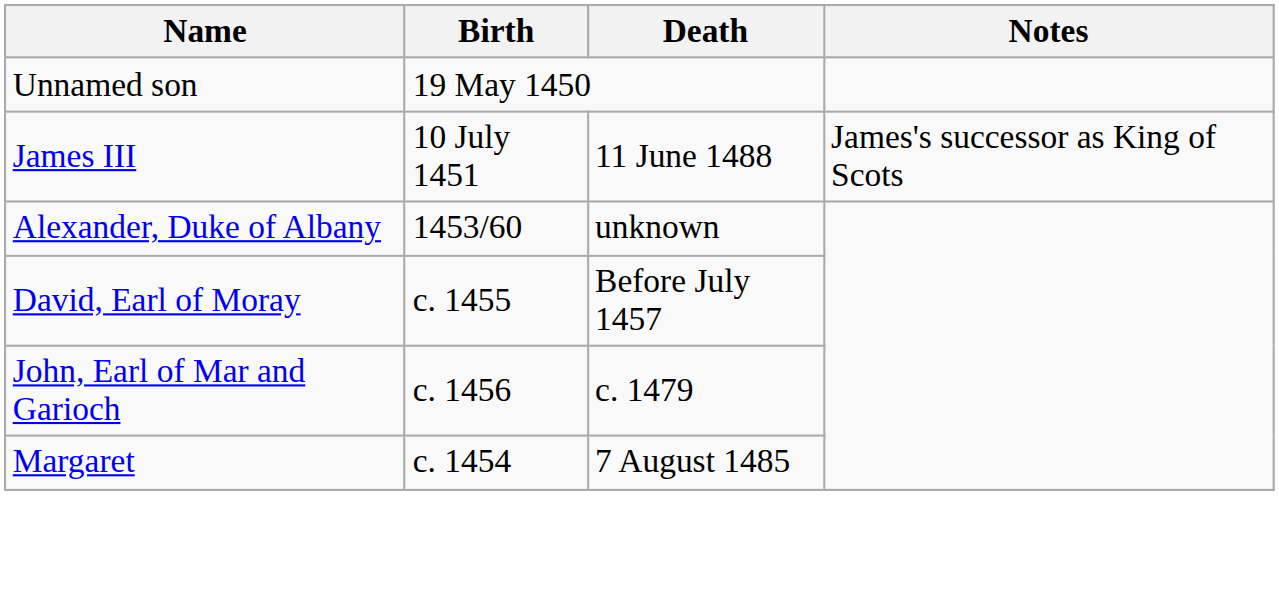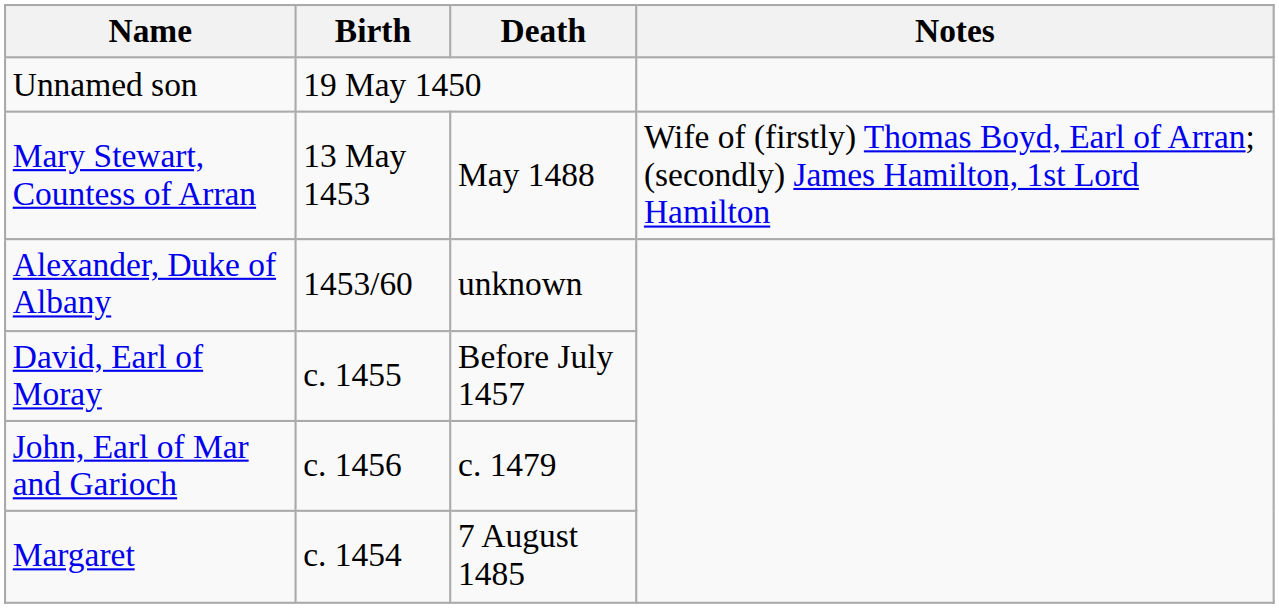- row: (75, 155)
+ row: (134, 174)
